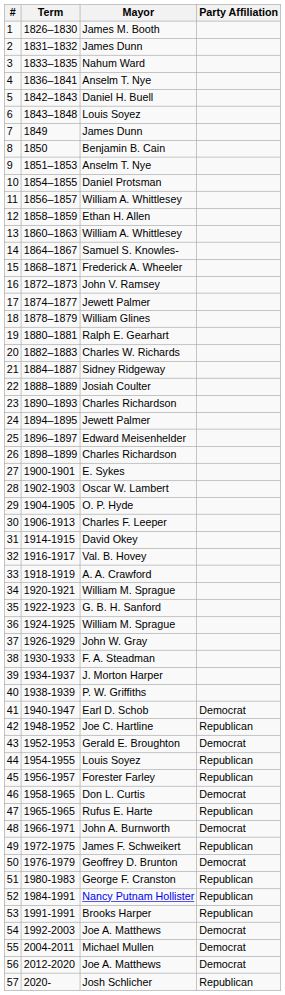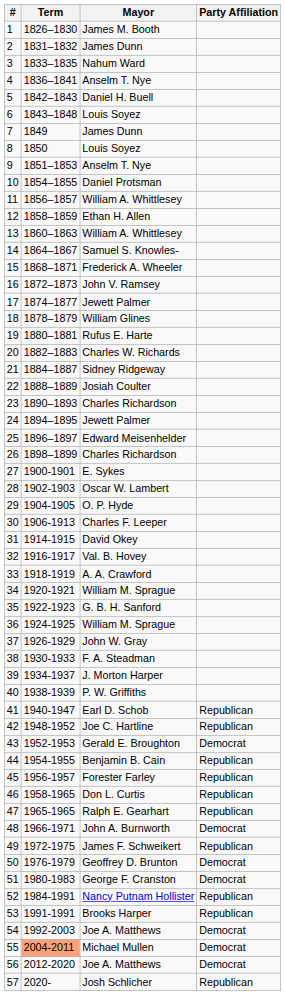(124, 149) Benjamin B. Cain -> (111, 149) Louis Soyez
(125, 336) Ralph E. Gearhart -> (117, 336) Rufus E. Harte
(222, 710) Democrat -> (226, 710) Republican
(111, 761) Louis Soyez -> (124, 761) Benjamin B. Cain
(222, 795) Democrat -> (226, 795) Republican
(117, 812) Rufus E. Harte -> (125, 812) Ralph E. Gearhart
(226, 880) Republican -> (222, 880) Democrat
(49, 948) no background -> (49, 948) lightsalmon background
